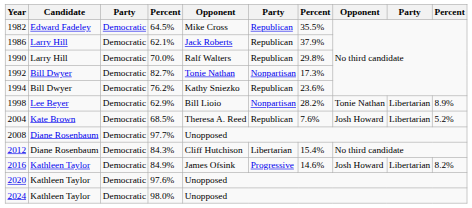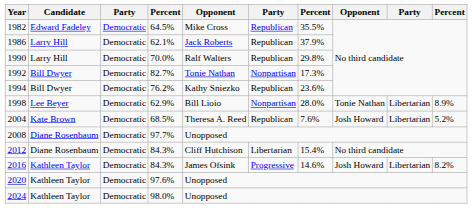(312, 103) 28.2% -> (312, 103) 28.0%
(162, 165) 84.9% -> (162, 165) 84.3%
